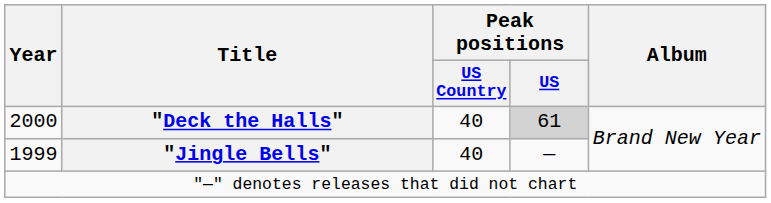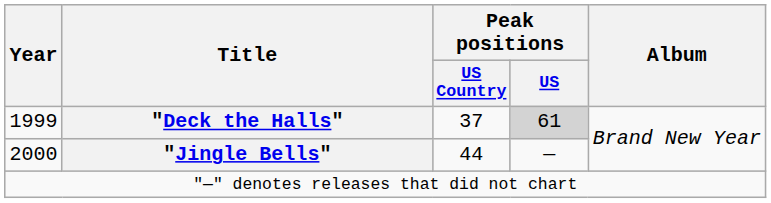(34, 122) 2000 -> (34, 122) 1999
(471, 122) 40 -> (471, 122) 37
(34, 155) 1999 -> (34, 155) 2000
(471, 155) 40 -> (471, 155) 44
